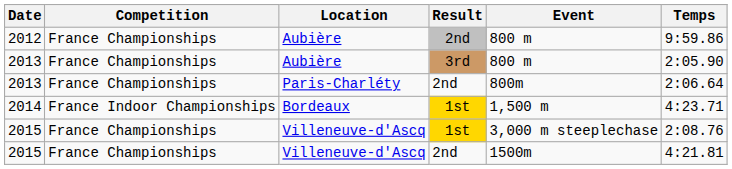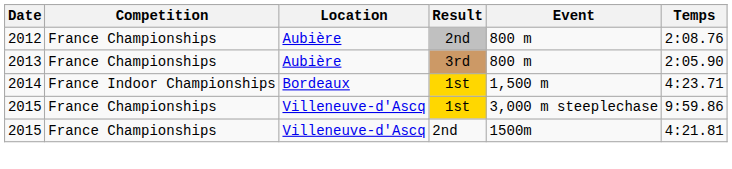(694, 39) 9:59.86 -> (694, 39) 2:08.76
- row: (25, 85)
(694, 130) 2:08.76 -> (694, 108) 9:59.86
